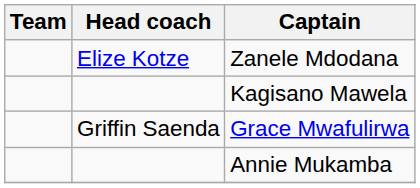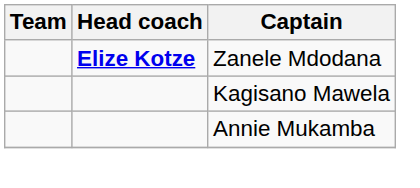(133, 57) normal -> (136, 57) bold
- row: (320, 128)
